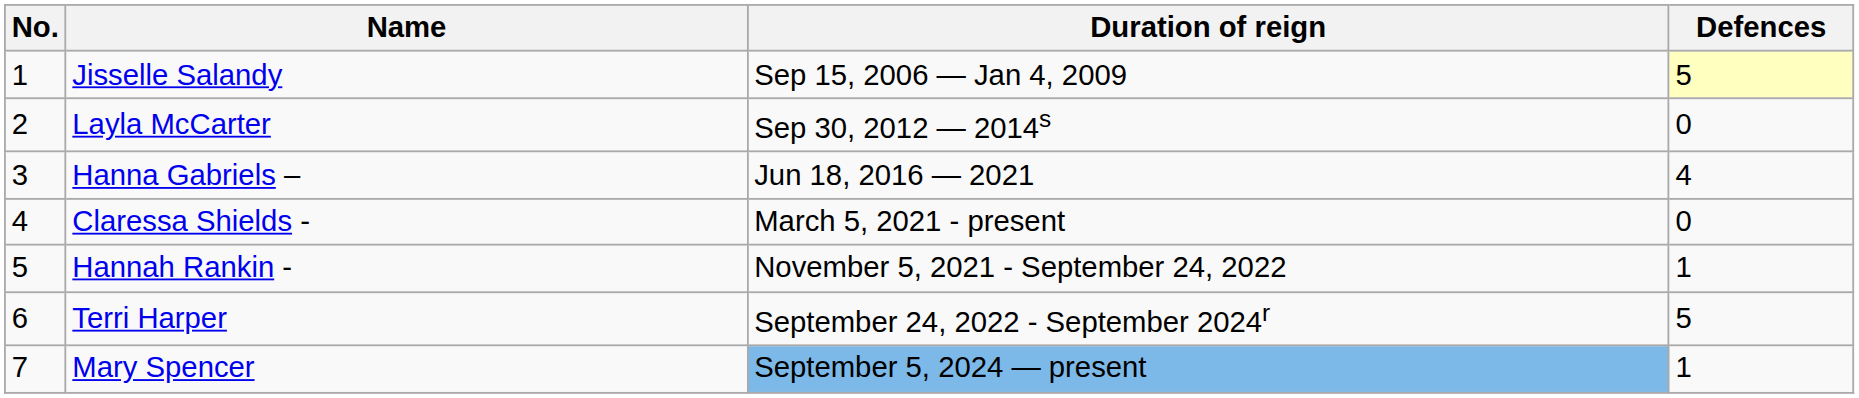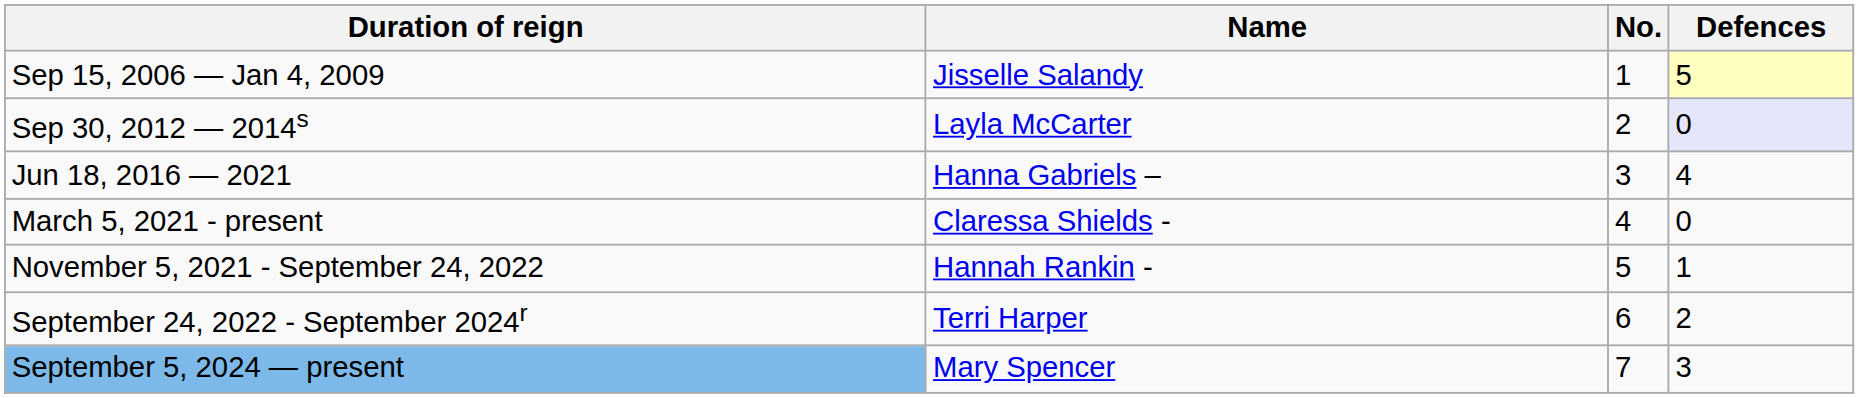columns swapped: (35, 27) <-> (1208, 27)
(1684, 124) no background -> (1684, 124) lavender background
(1684, 318) 5 -> (1684, 318) 2
(1684, 368) 1 -> (1684, 368) 3
